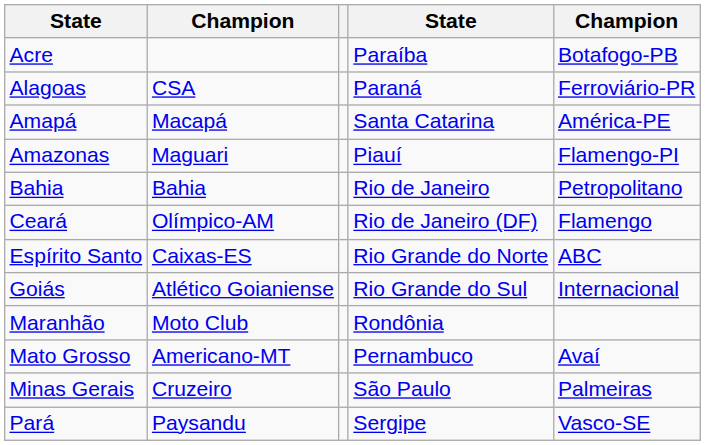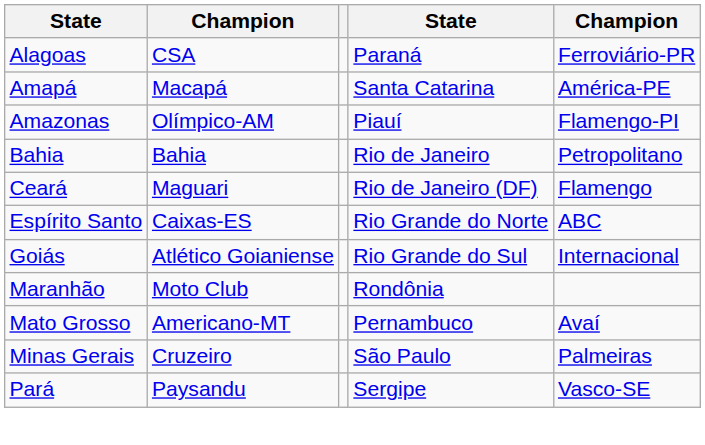- row: (31, 54)
(190, 155) Maguari -> (213, 121) Olímpico-AM
(213, 222) Olímpico-AM -> (190, 188) Maguari
